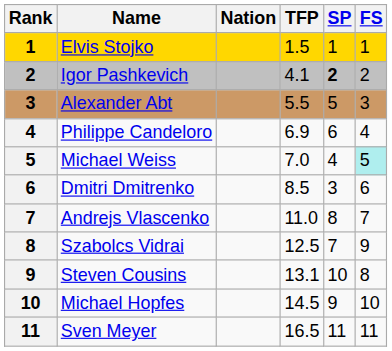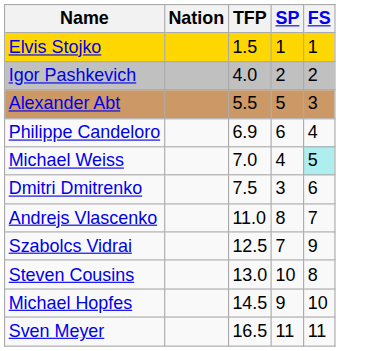- column: (31, 18)
(297, 75) 4.1 -> (245, 75) 4.0
(333, 75) bold -> (281, 75) normal
(297, 189) 8.5 -> (245, 189) 7.5
(302, 274) 13.1 -> (250, 274) 13.0
